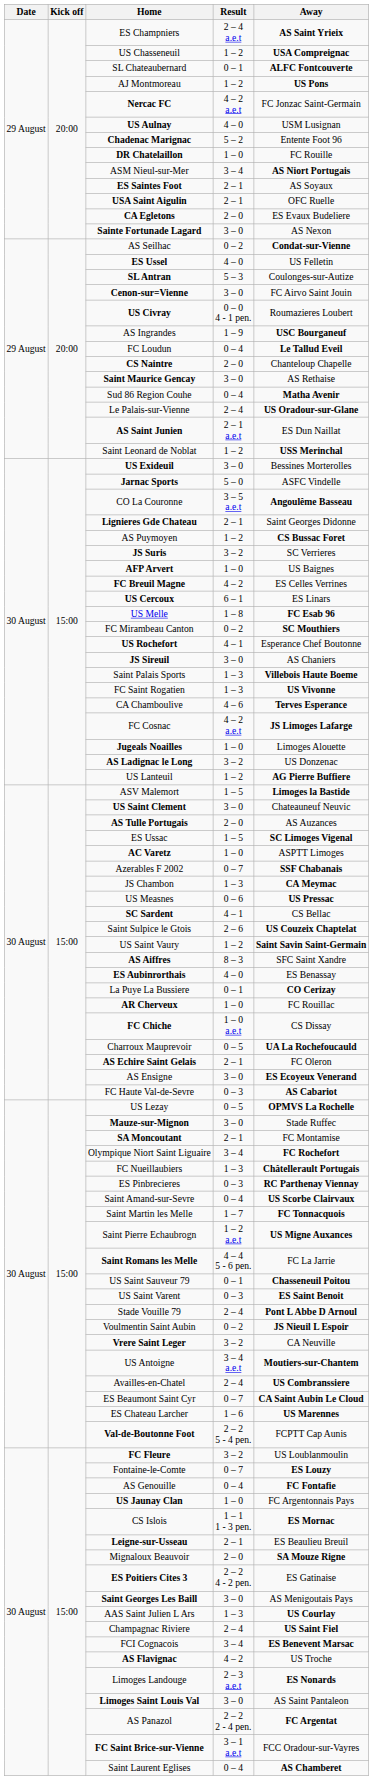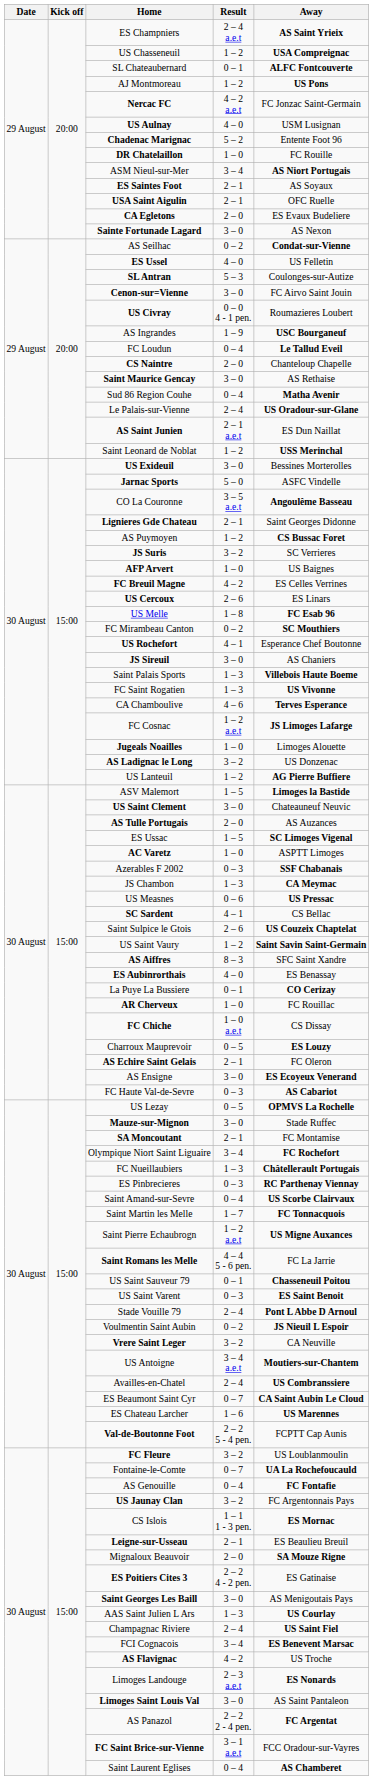(233, 598) 6 – 1 -> (233, 598) 2 – 6
(233, 726) 4 – 2 a.e.t -> (233, 726) 1 – 2 a.e.t
(233, 868) 0 – 7 -> (233, 868) 0 – 3
(311, 1046) UA La Rochefoucauld -> (311, 1046) ES Louzy
(311, 1470) ES Louzy -> (311, 1470) UA La Rochefoucauld
(233, 1501) 1 – 0 -> (233, 1501) 3 – 2
